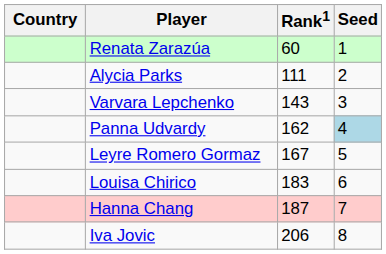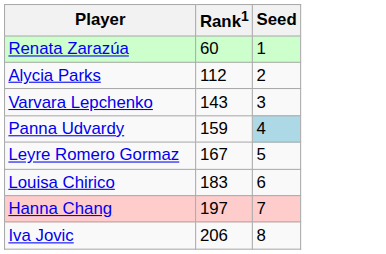- column: (45, 20)
(294, 75) 111 -> (213, 75) 112
(295, 128) 162 -> (214, 128) 159
(295, 208) 187 -> (214, 208) 197
